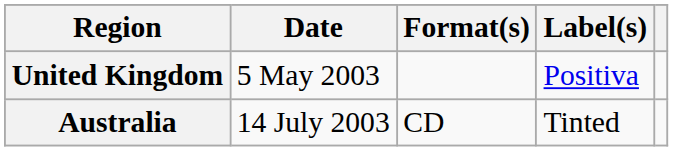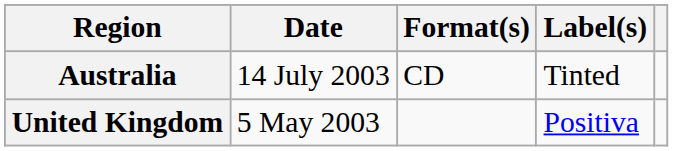rows swapped: (117, 74) <-> (117, 121)
